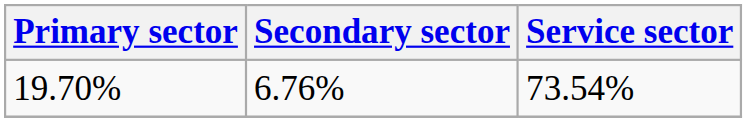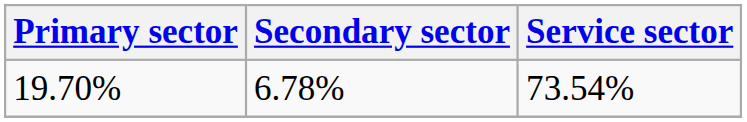(299, 87) 6.76% -> (299, 87) 6.78%
